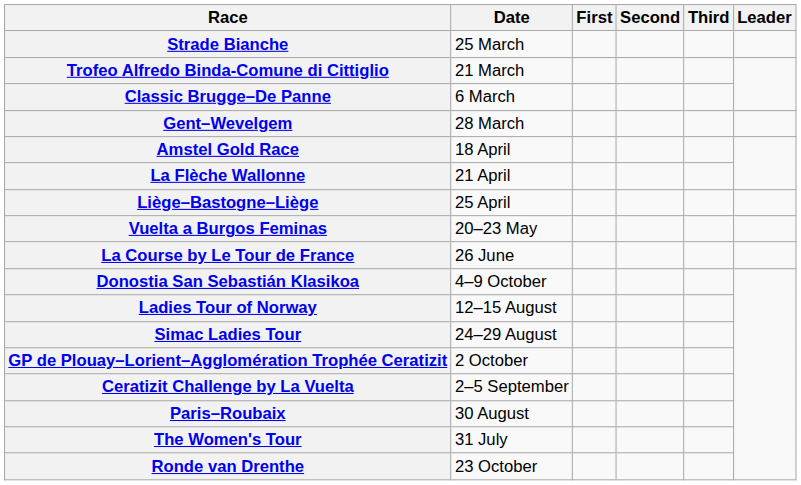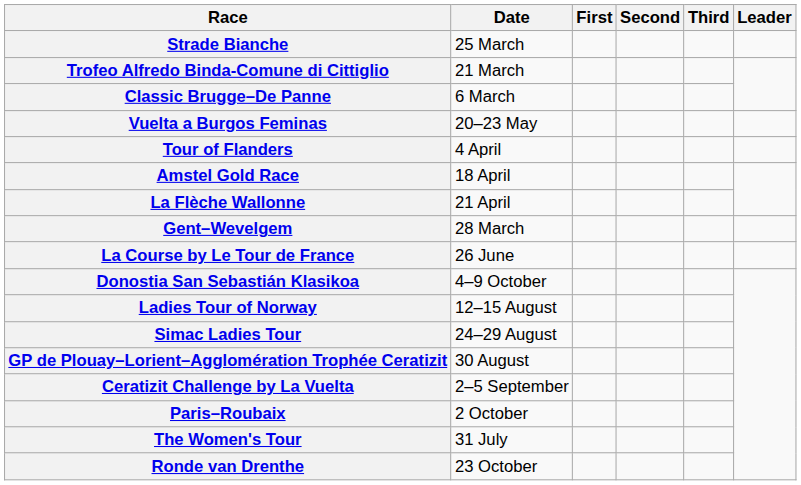rows swapped: (228, 123) <-> (228, 228)
+ row: (228, 149)
- row: (228, 202)
(491, 360) 2 October -> (492, 360) 30 August
(492, 413) 30 August -> (491, 413) 2 October
